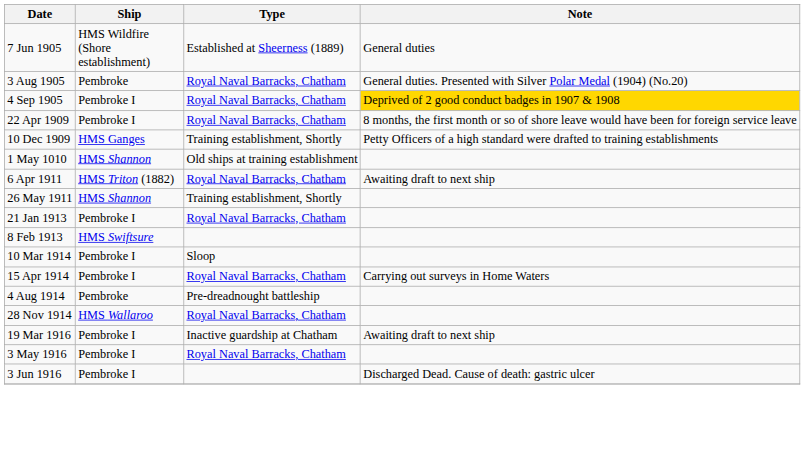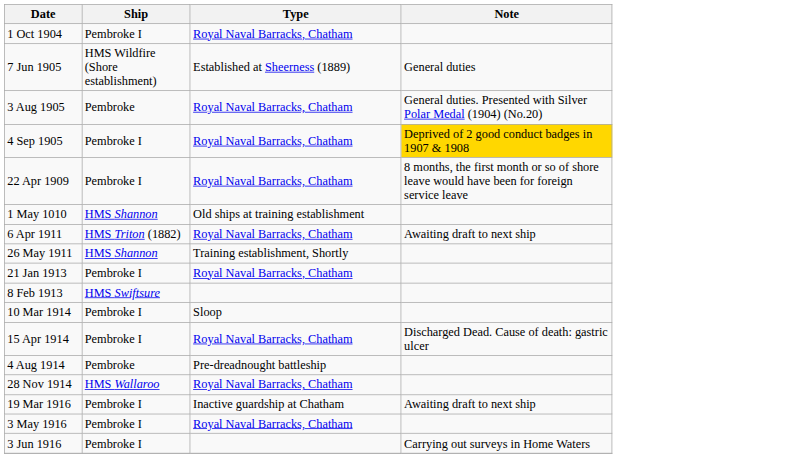+ row: (35, 33)
- row: (39, 139)
(456, 276) Carrying out surveys in Home Waters -> (506, 338) Discharged Dead. Cause of death: gastric ulcer
(479, 374) Discharged Dead. Cause of death: gastric ulcer -> (497, 443) Carrying out surveys in Home Waters
